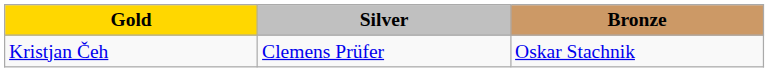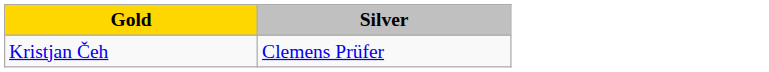- column: (637, 19)
